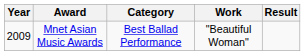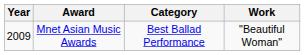- column: (281, 13)
